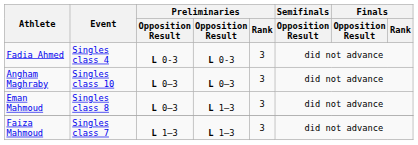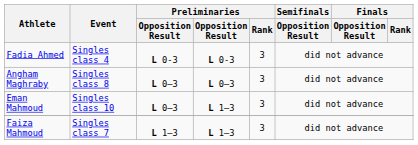(93, 79) Singles class 10 -> (91, 79) Singles class 8
(91, 103) Singles class 8 -> (93, 103) Singles class 10
